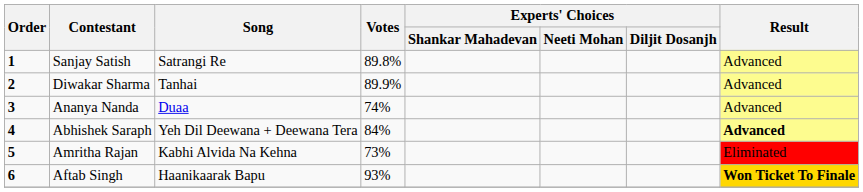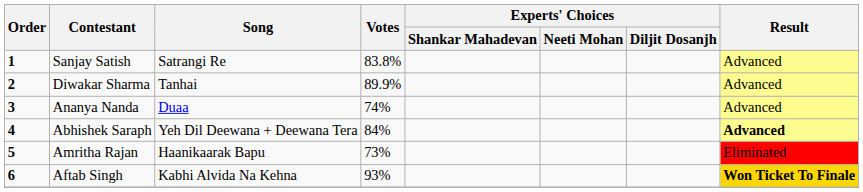(383, 61) 89.8% -> (383, 61) 83.8%
(228, 152) Kabhi Alvida Na Kehna -> (212, 152) Haanikaarak Bapu
(212, 175) Haanikaarak Bapu -> (228, 175) Kabhi Alvida Na Kehna
